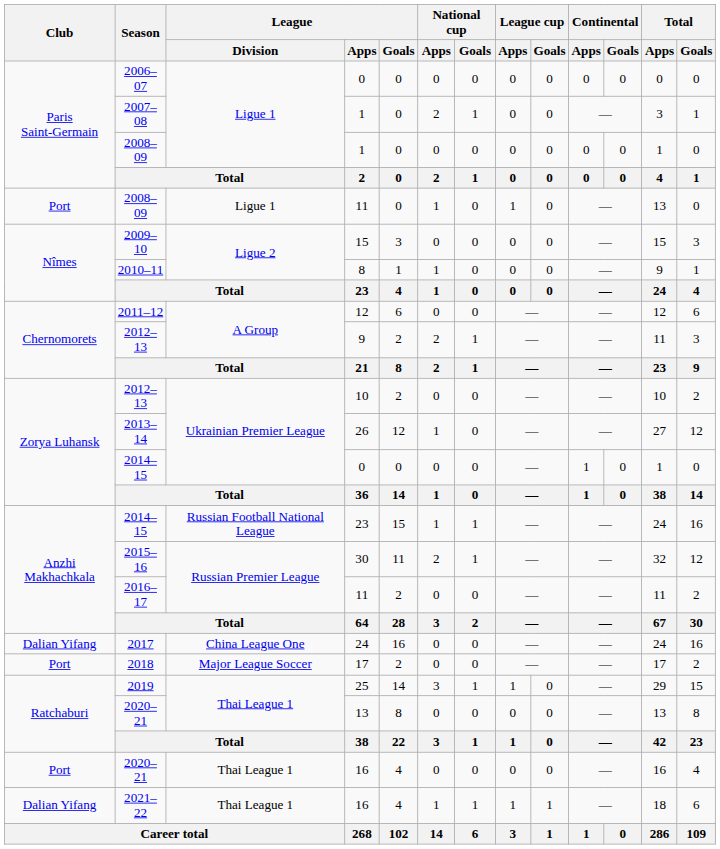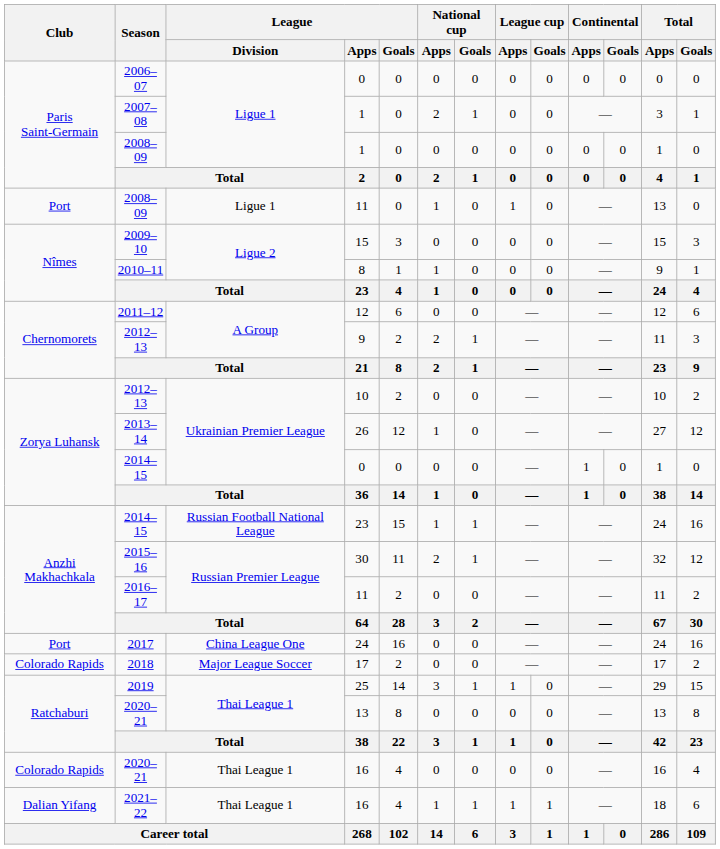(60, 643) Dalian Yifang -> (60, 643) Port
(60, 664) Port -> (60, 664) Colorado Rapids
(60, 769) Port -> (60, 769) Colorado Rapids
